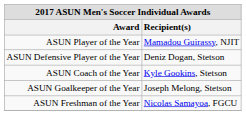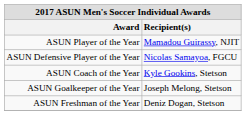(184, 58) Deniz Dogan, Stetson -> (190, 58) Nicolas Samayoa, FGCU
(190, 103) Nicolas Samayoa, FGCU -> (184, 103) Deniz Dogan, Stetson
